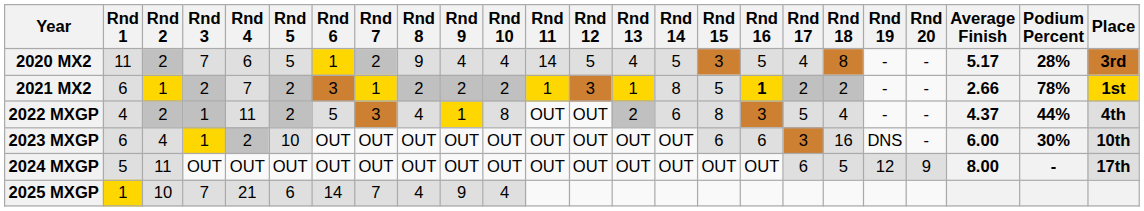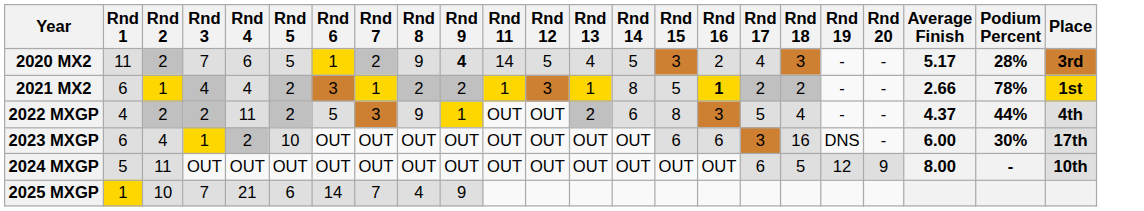- column: (505, 26)
(462, 62) normal -> (462, 62) bold
(762, 62) 5 -> (719, 62) 2
(843, 62) 8 -> (801, 62) 3
(204, 88) 2 -> (204, 88) 4
(247, 88) 7 -> (247, 88) 4
(204, 114) 1 -> (204, 114) 2
(419, 114) 4 -> (419, 114) 9
(1113, 140) 10th -> (1071, 140) 17th
(1113, 166) 17th -> (1071, 166) 10th
